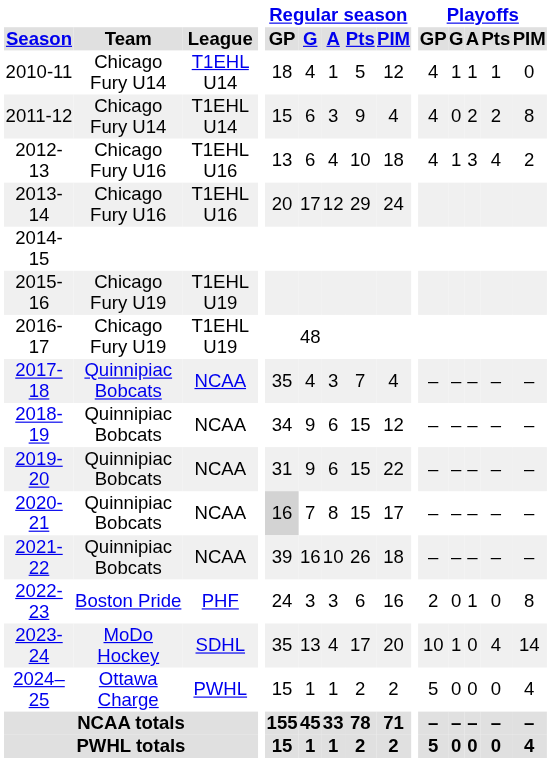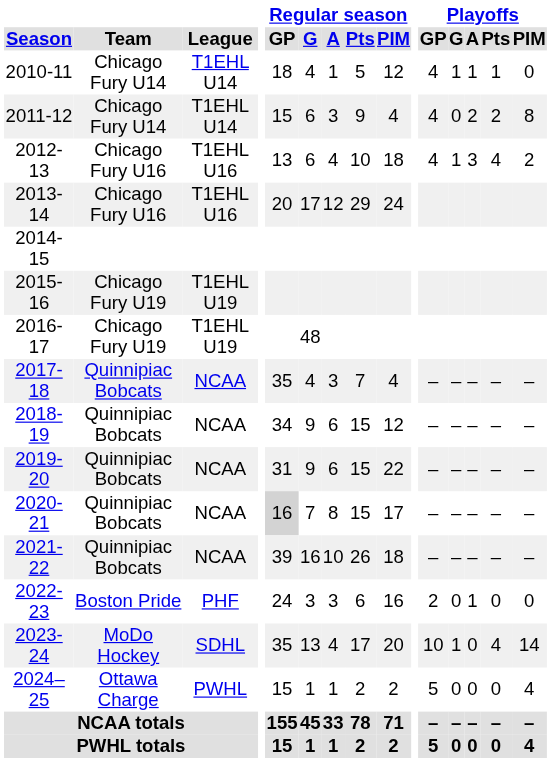(529, 601) 8 -> (529, 601) 0
